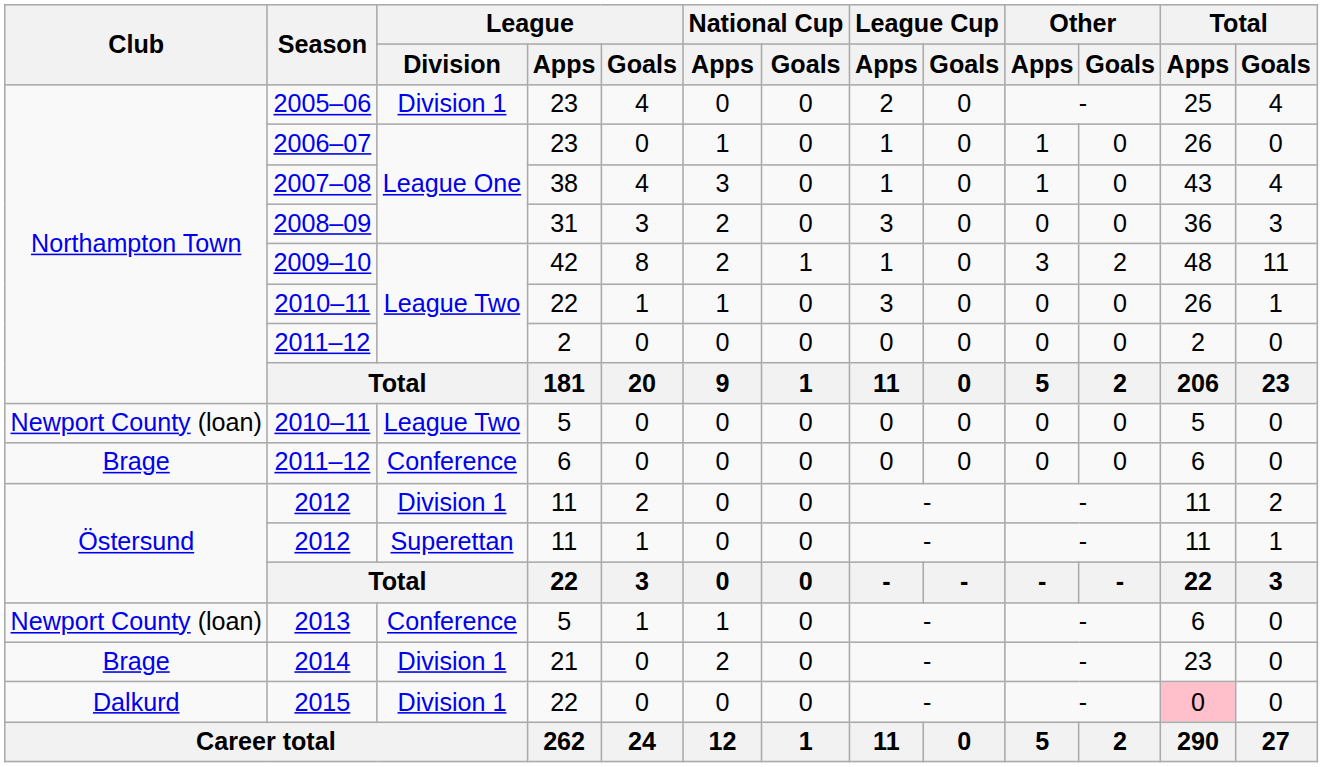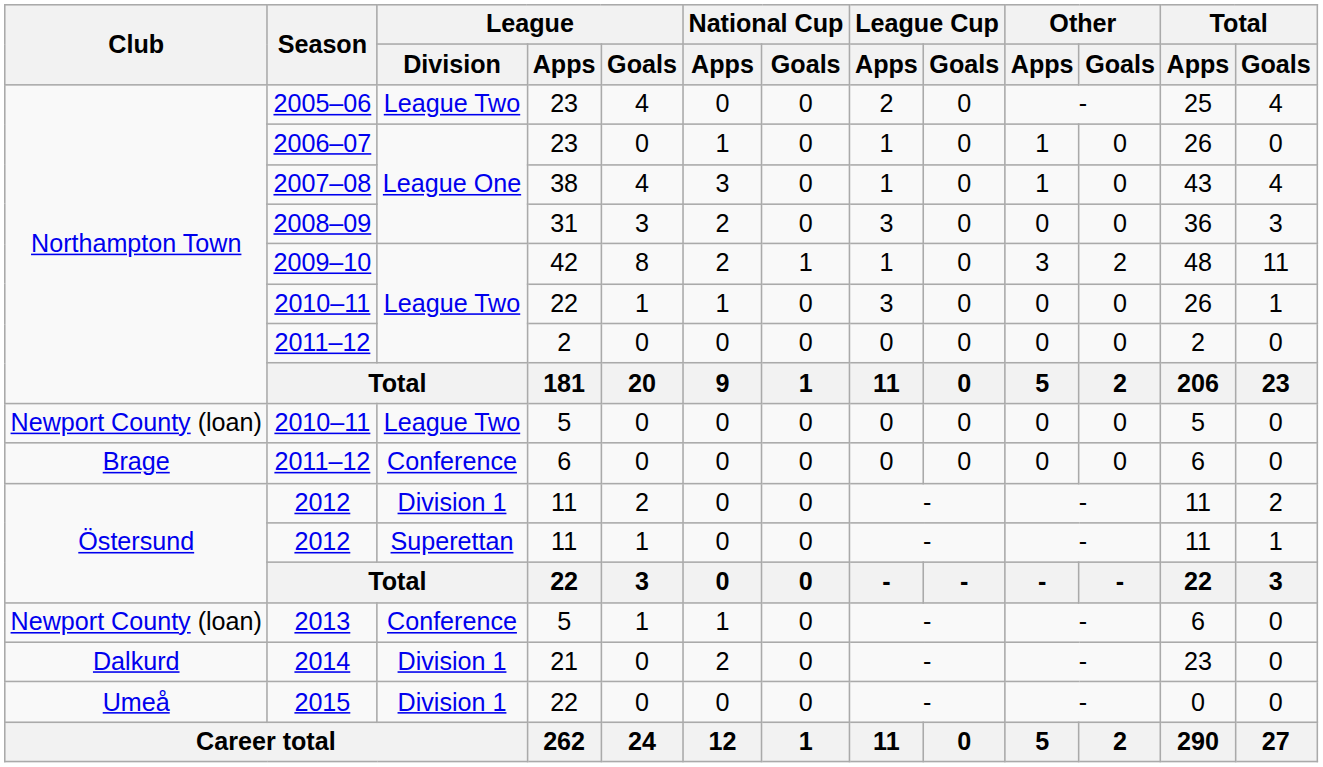(452, 104) Division 1 -> (452, 104) League Two
(136, 661) Brage -> (136, 661) Dalkurd
(136, 701) Dalkurd -> (136, 701) Umeå
(1198, 701) pink background -> (1198, 701) no background
